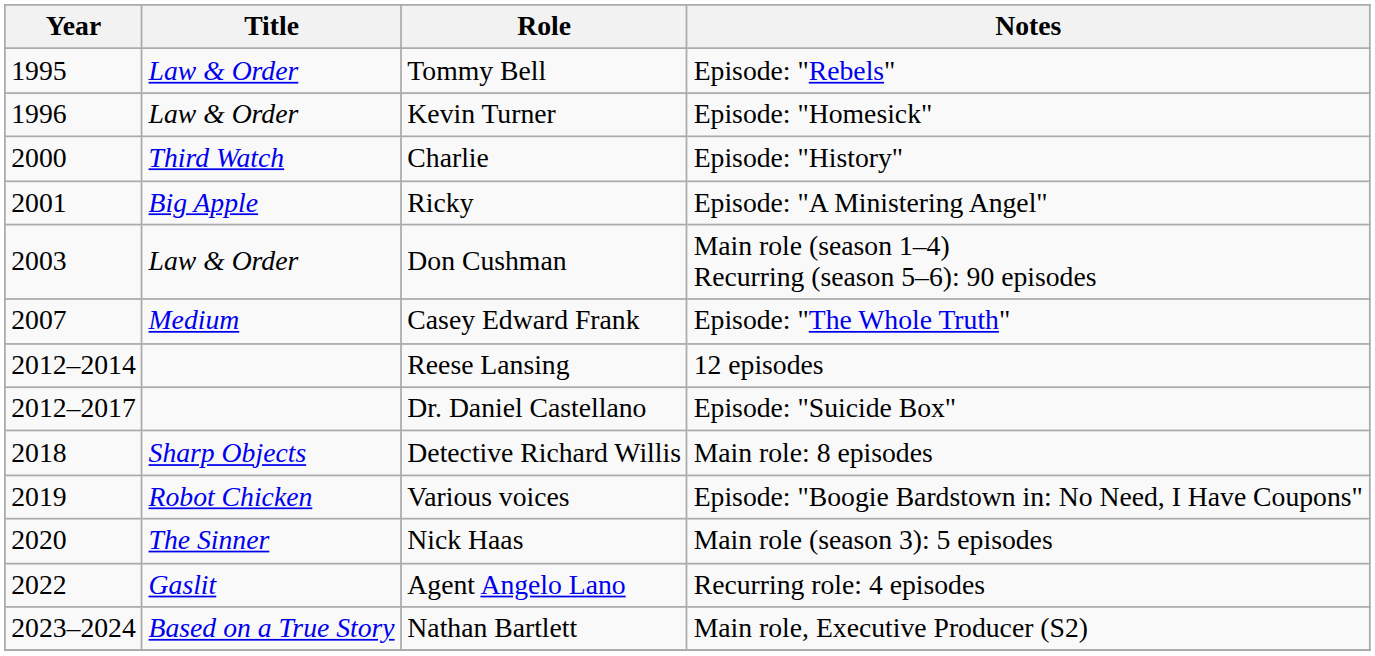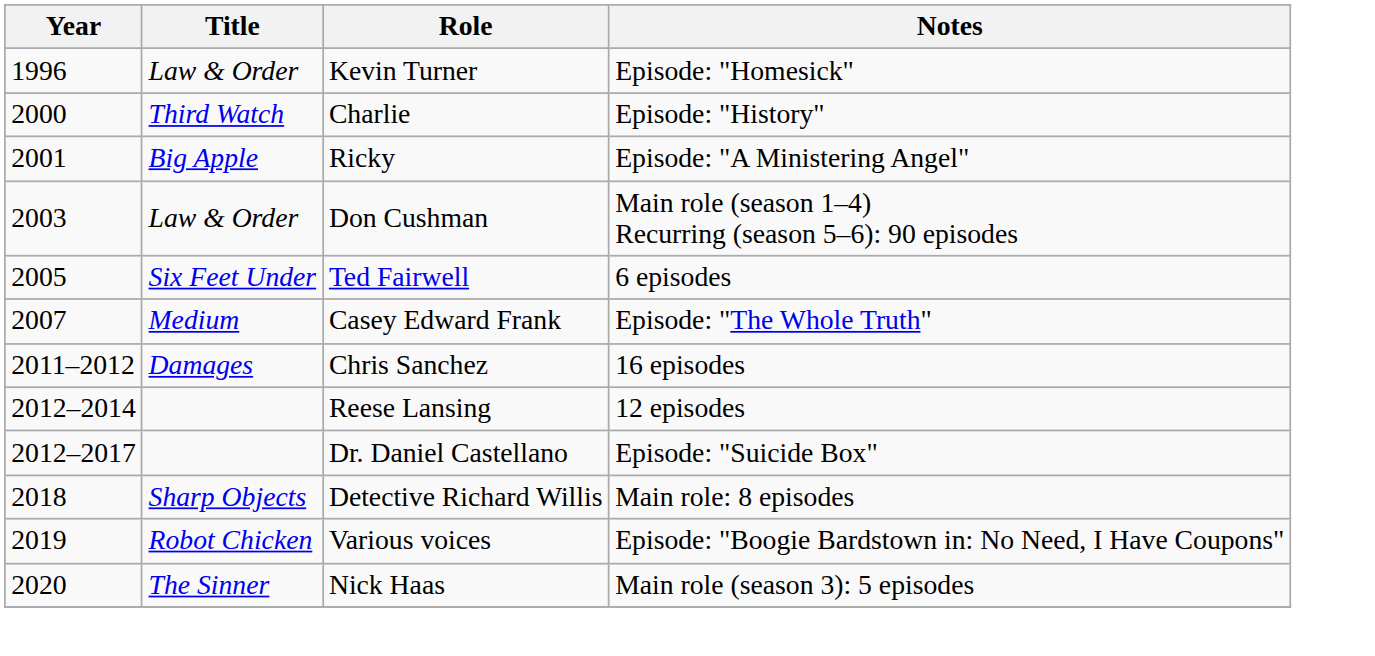- row: (477, 70)
+ row: (399, 277)
+ row: (408, 364)
- row: (517, 584)
- row: (492, 628)
